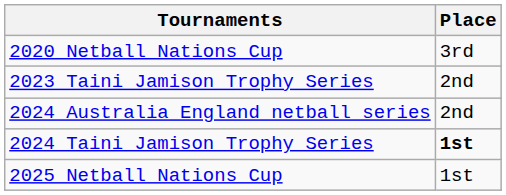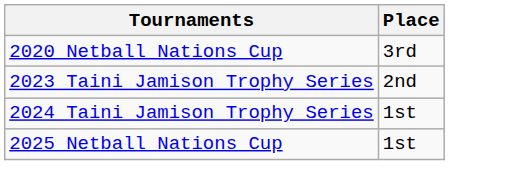- row: (220, 113)
(457, 144) bold -> (400, 113) normal
